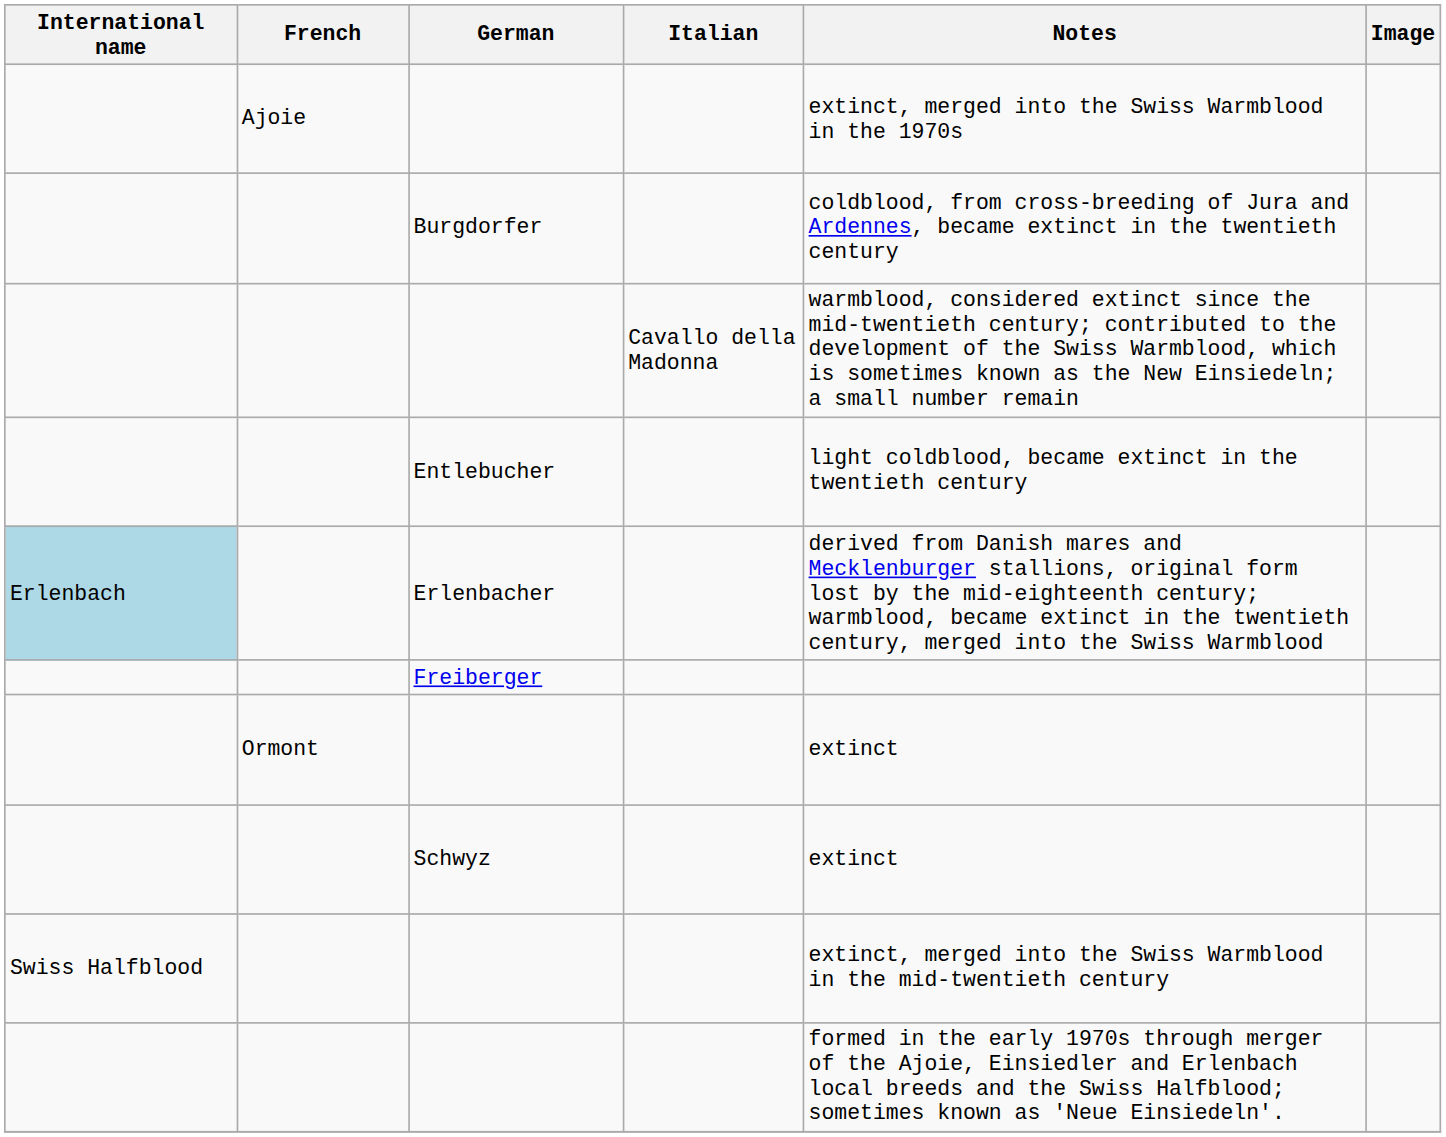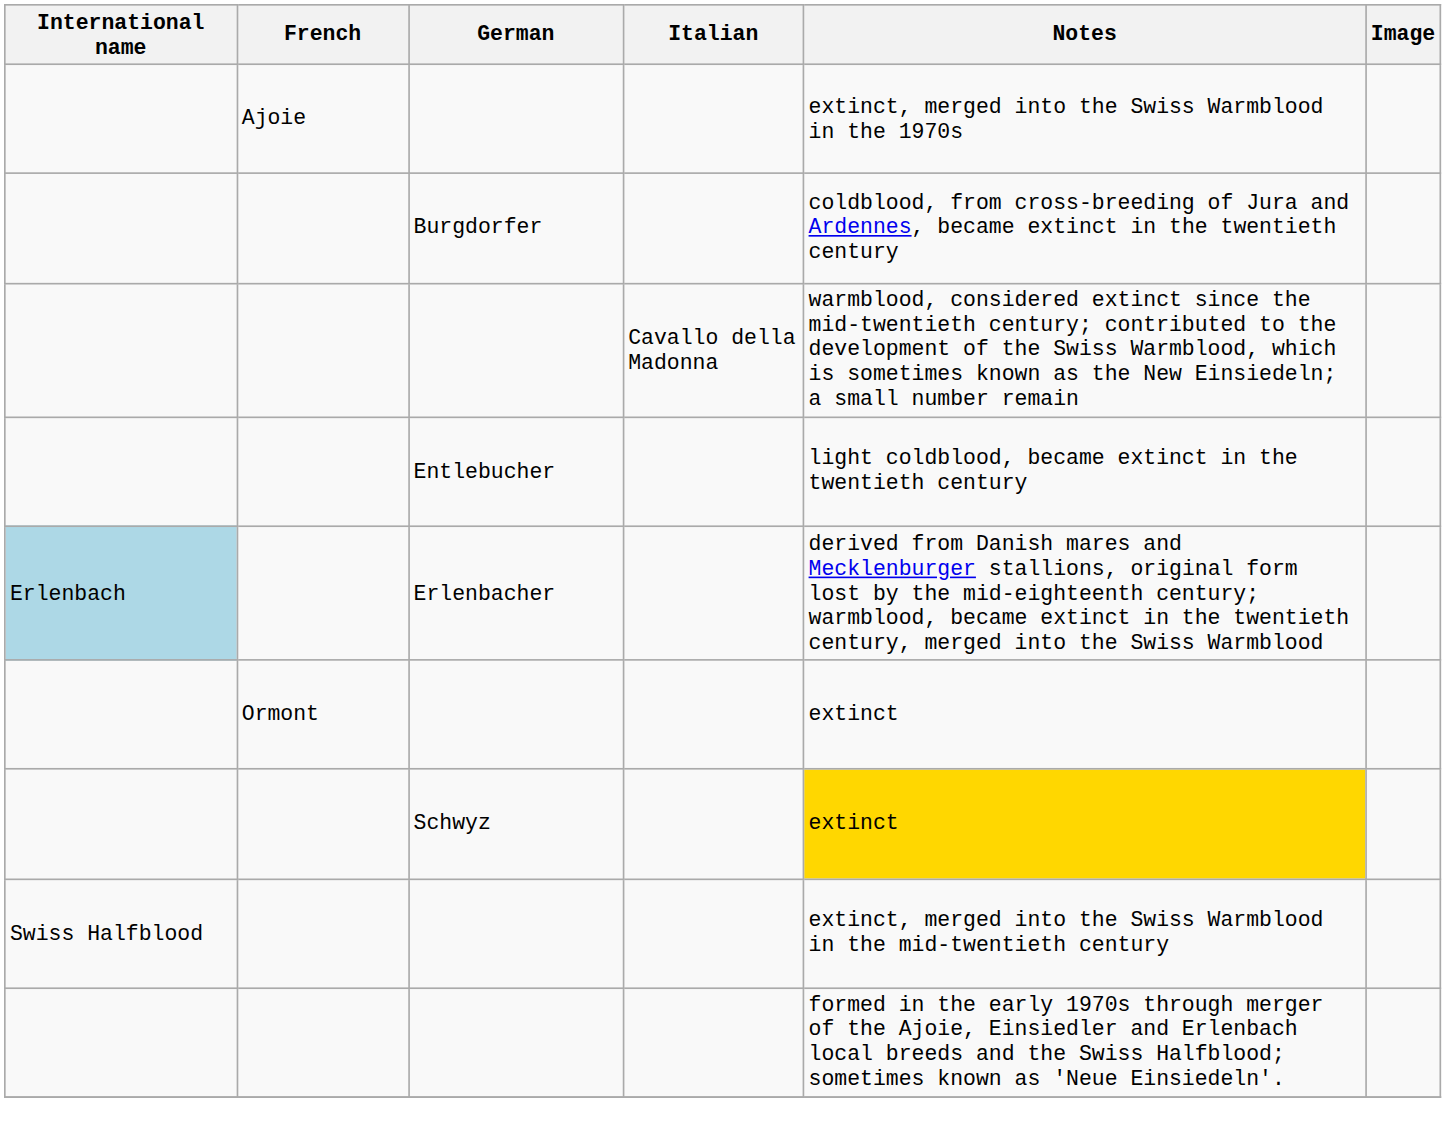- row: (323, 678)
(854, 859) no background -> (854, 824) gold background
